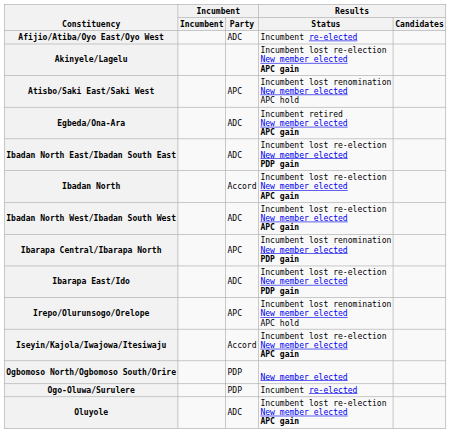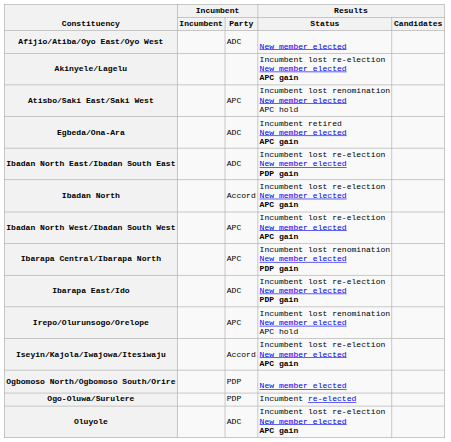(309, 37) Incumbent re-elected -> (303, 46) New member elected
(235, 218) ADC -> (234, 228) APC
